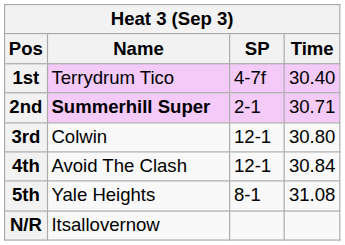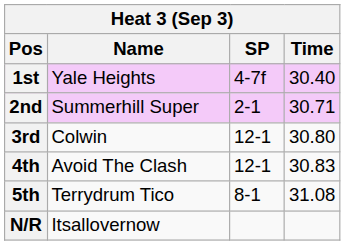(113, 78) Terrydrum Tico -> (103, 78) Yale Heights
(131, 107) bold -> (125, 107) normal
(312, 166) 30.84 -> (312, 166) 30.83
(103, 195) Yale Heights -> (113, 195) Terrydrum Tico
